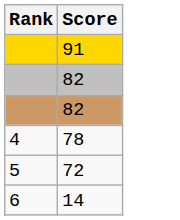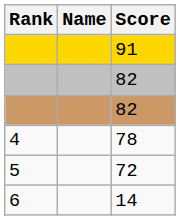+ column: (84, 20)
